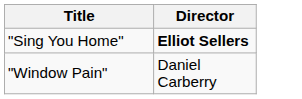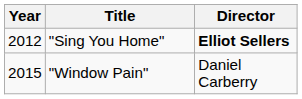+ column: (25, 16)
